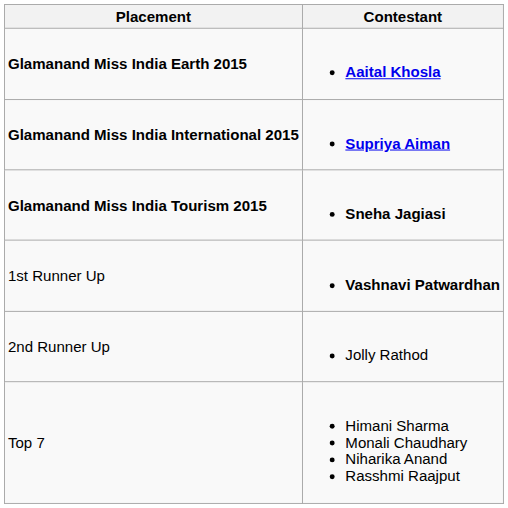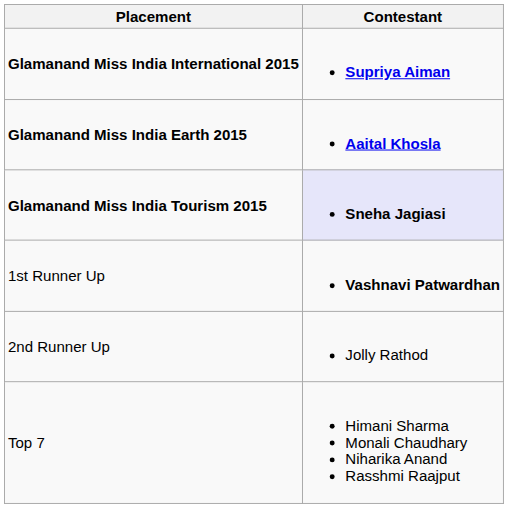rows swapped: (127, 64) <-> (153, 135)
(403, 214) no background -> (403, 214) lavender background
